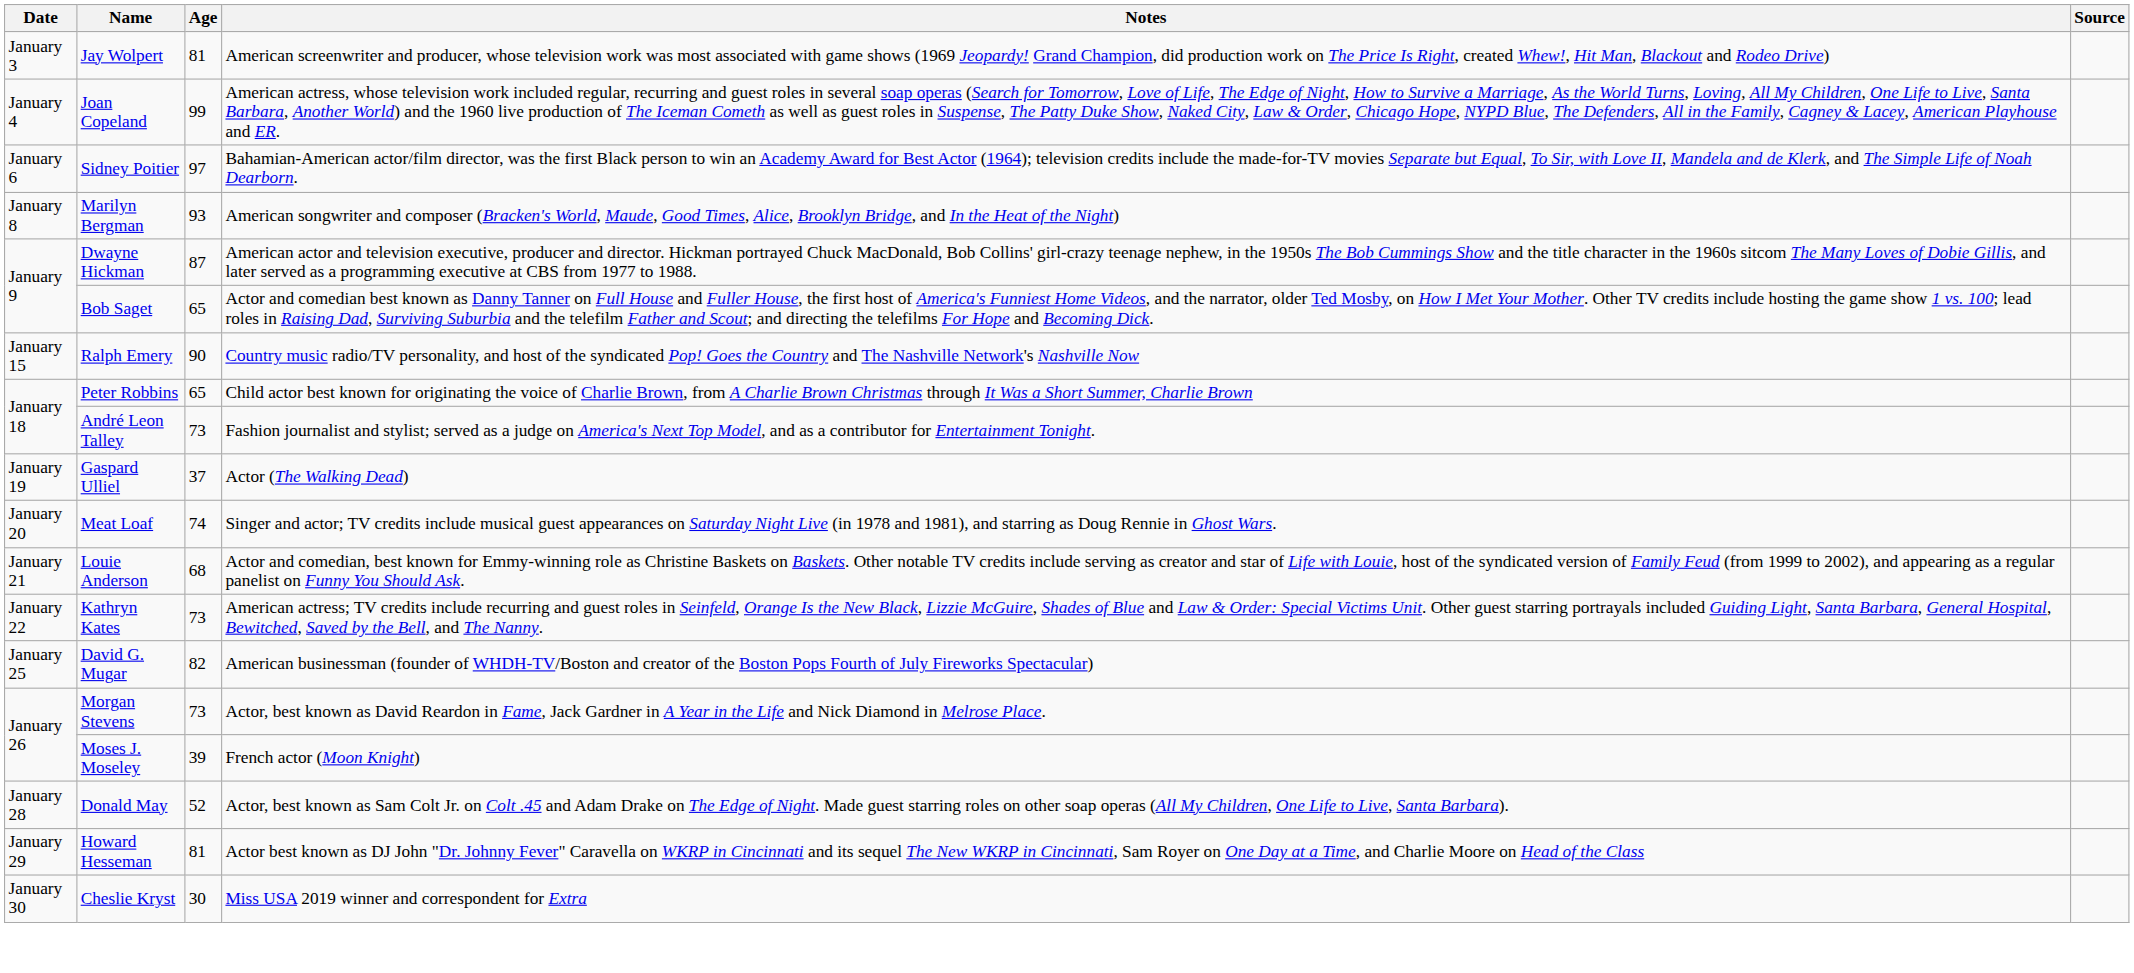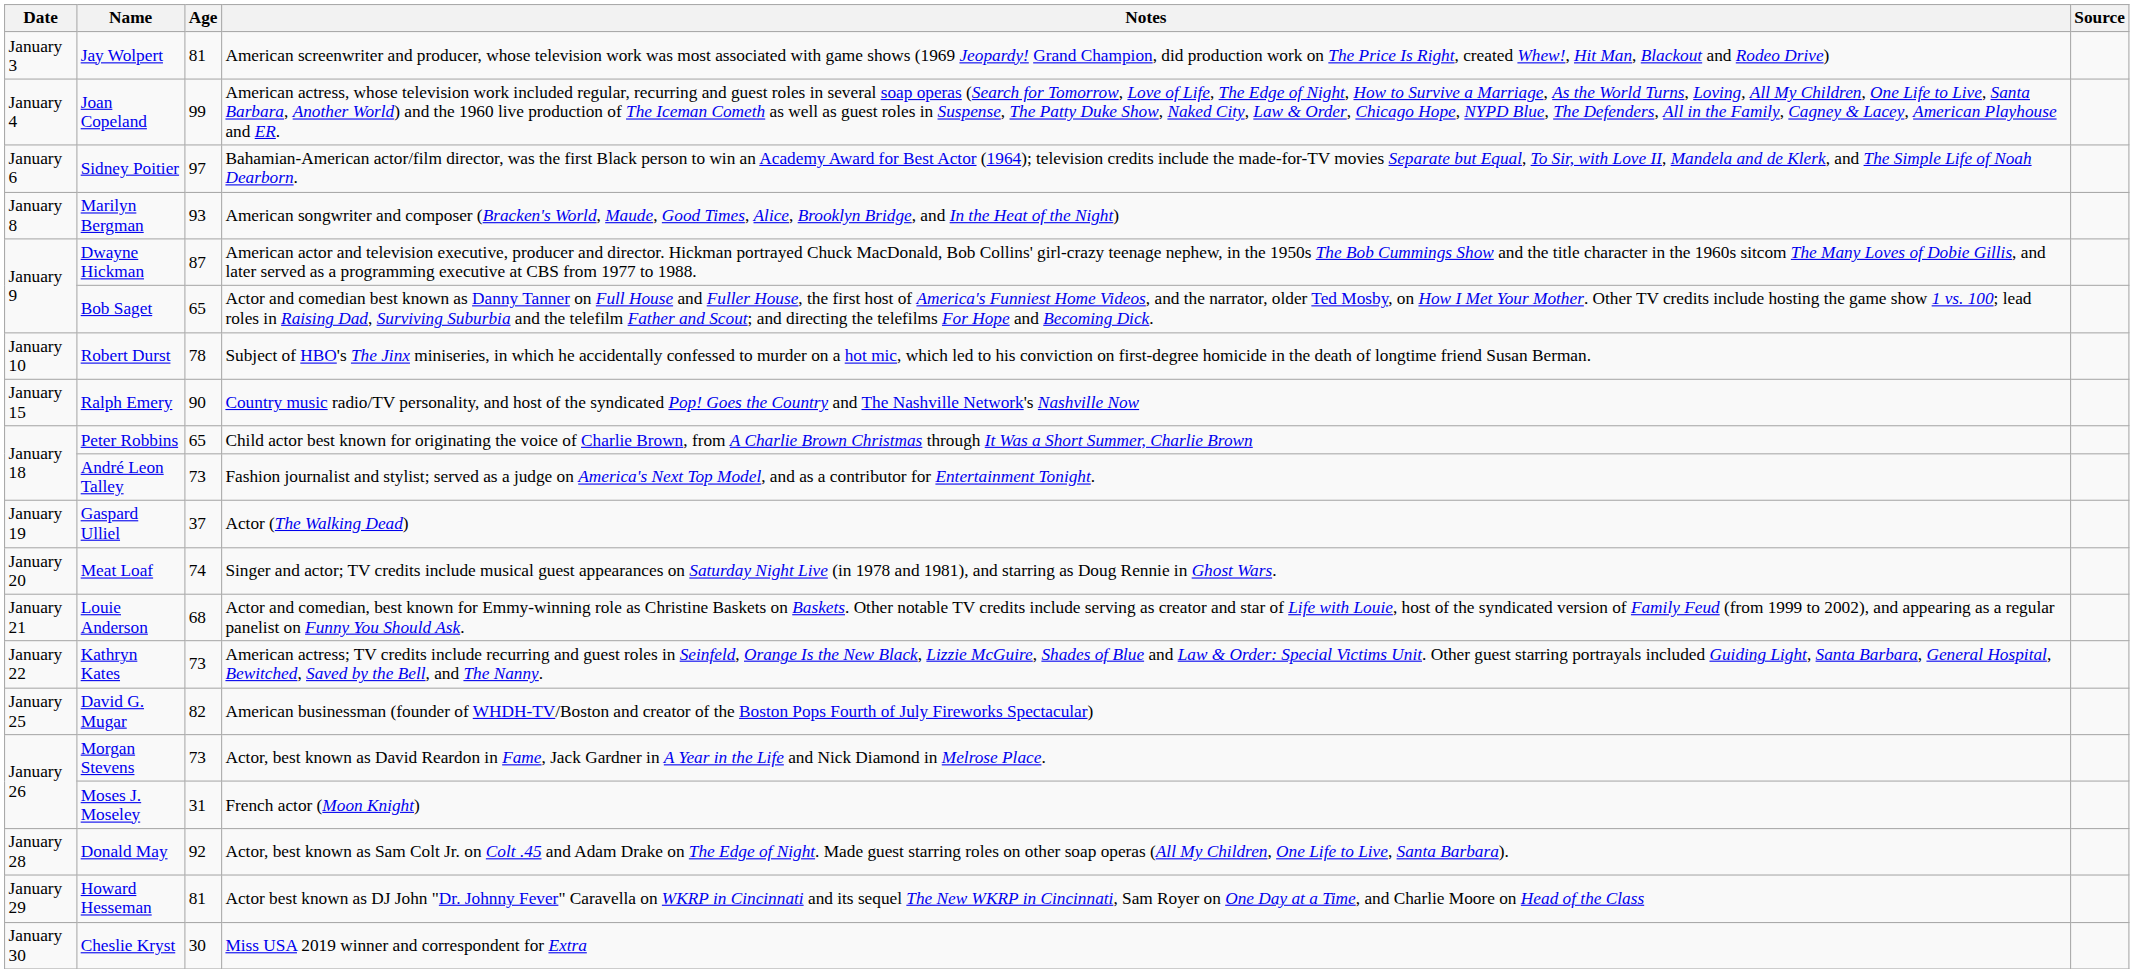+ row: (126, 355)
(197, 758) 39 -> (197, 804) 31
(197, 804) 52 -> (197, 851) 92
